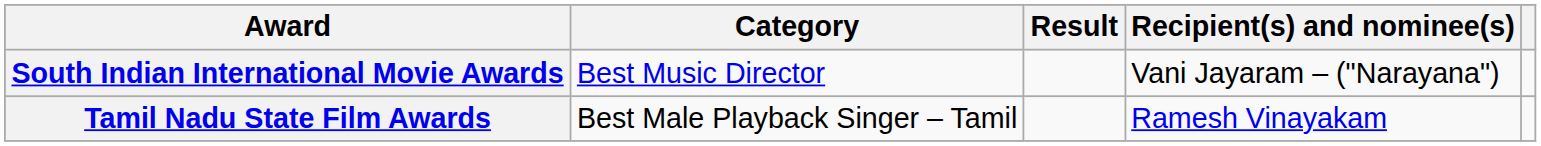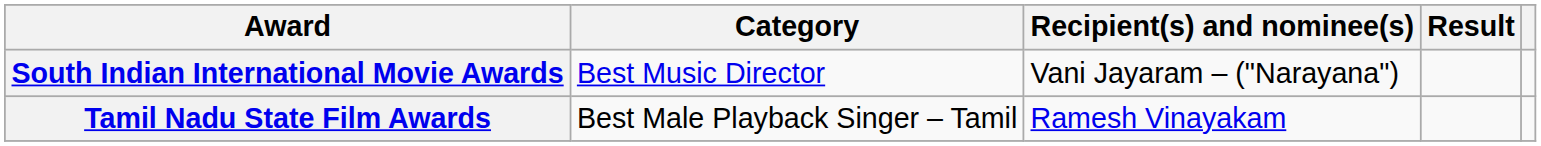columns swapped: (1323, 27) <-> (1074, 27)
